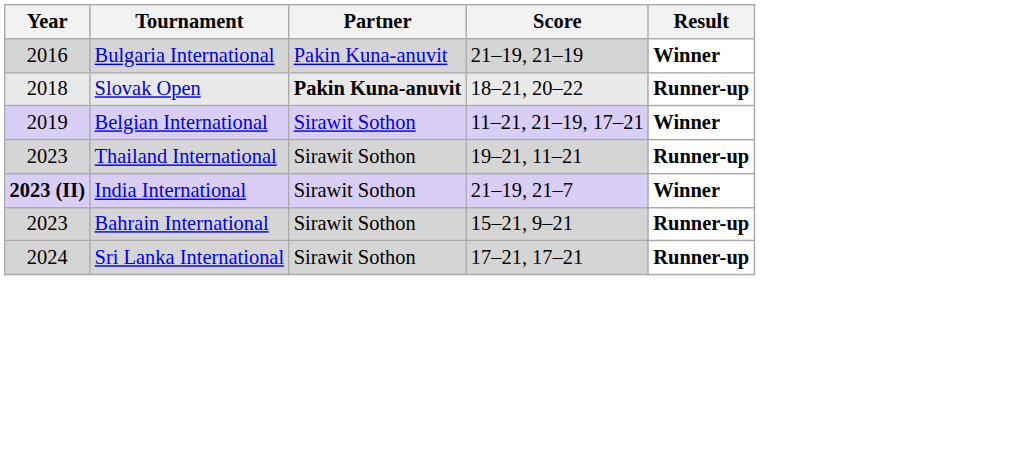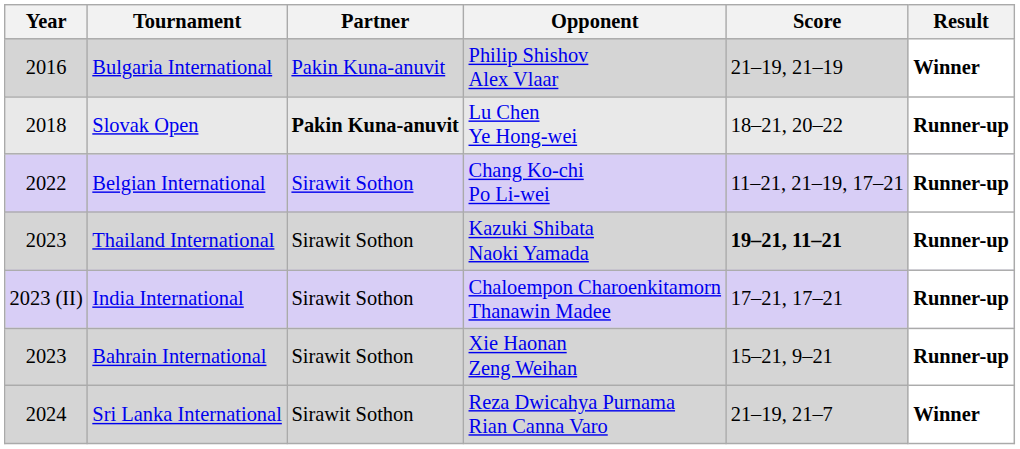+ column: (595, 21)
(47, 122) 2019 -> (46, 183) 2022
(687, 122) Winner -> (961, 183) Runner-up
(527, 156) normal -> (786, 241) bold
(47, 190) bold -> (46, 299) normal
(522, 190) 21–19, 21–7 -> (787, 299) 17–21, 17–21
(687, 190) Winner -> (961, 299) Runner-up
(527, 257) 17–21, 17–21 -> (782, 414) 21–19, 21–7
(701, 257) Runner-up -> (947, 414) Winner
